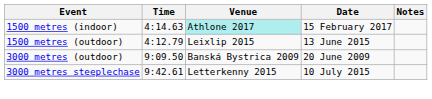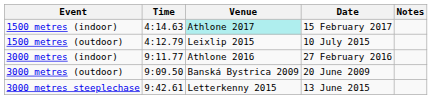(336, 42) 13 June 2015 -> (336, 42) 10 July 2015
+ row: (62, 57)
(336, 72) 10 July 2015 -> (336, 87) 13 June 2015
